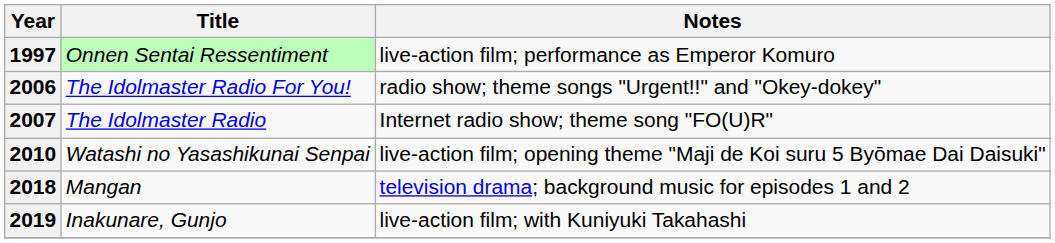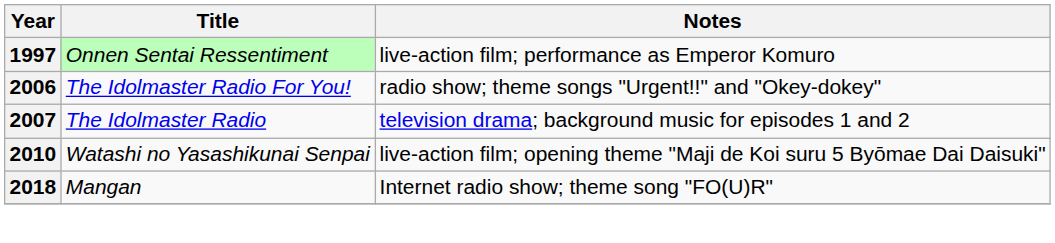(576, 120) Internet radio show; theme song "FO(U)R" -> (645, 120) television drama; background music for episodes 1 and 2
(645, 187) television drama; background music for episodes 1 and 2 -> (576, 187) Internet radio show; theme song "FO(U)R"
- row: (33, 220)
